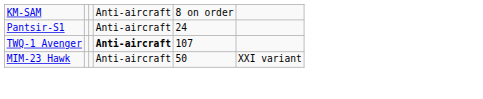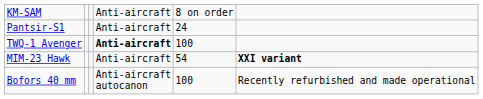(184, 44) 107 -> (184, 44) 100
(181, 59) 50 -> (181, 59) 54
(270, 59) normal -> (270, 59) bold
+ row: (41, 80)
